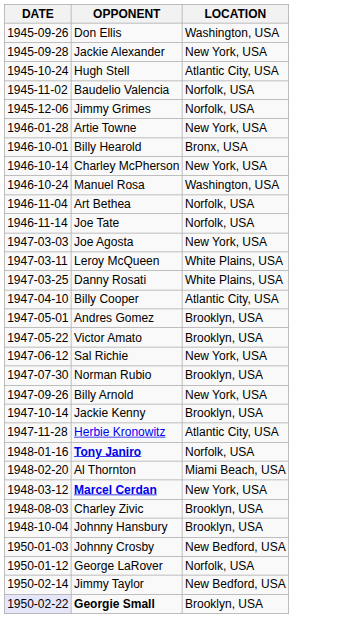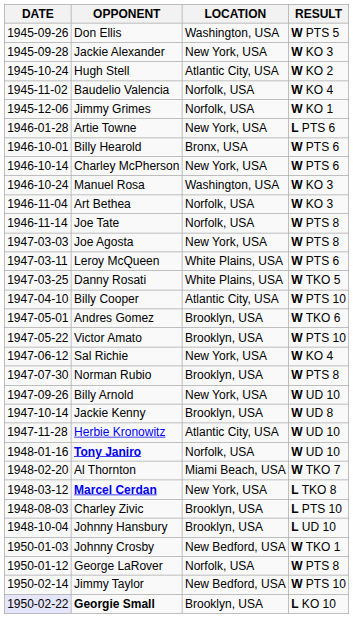+ column: (319, 14)
